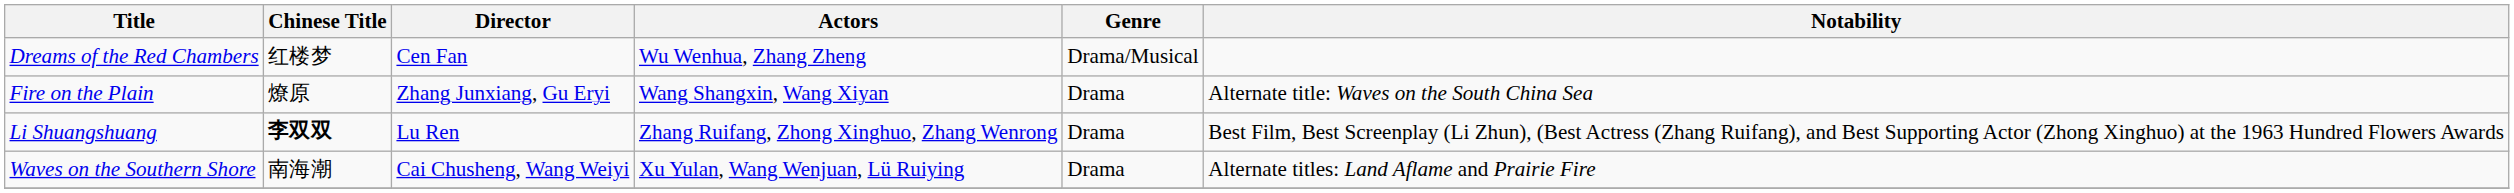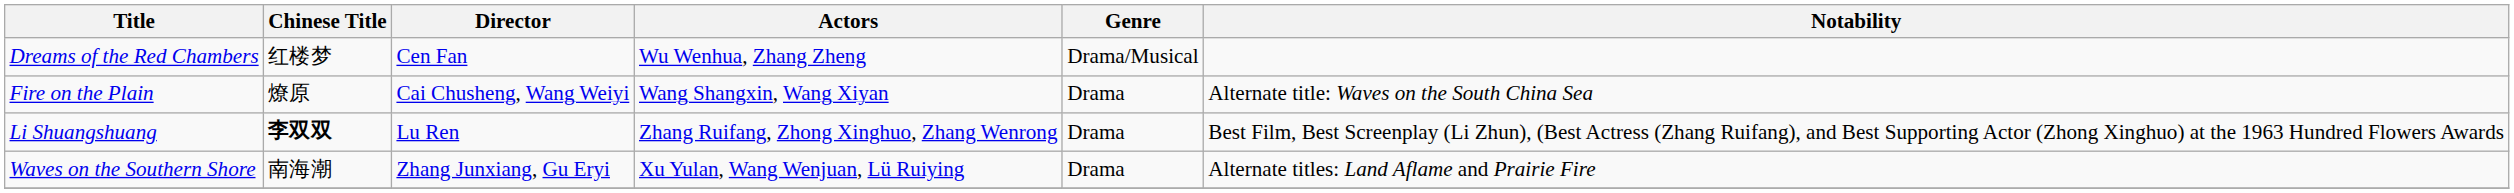(503, 94) Zhang Junxiang, Gu Eryi -> (513, 94) Cai Chusheng, Wang Weiyi
(513, 169) Cai Chusheng, Wang Weiyi -> (503, 169) Zhang Junxiang, Gu Eryi
